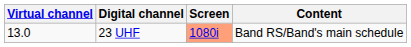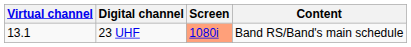(19, 33) 13.0 -> (19, 33) 13.1
